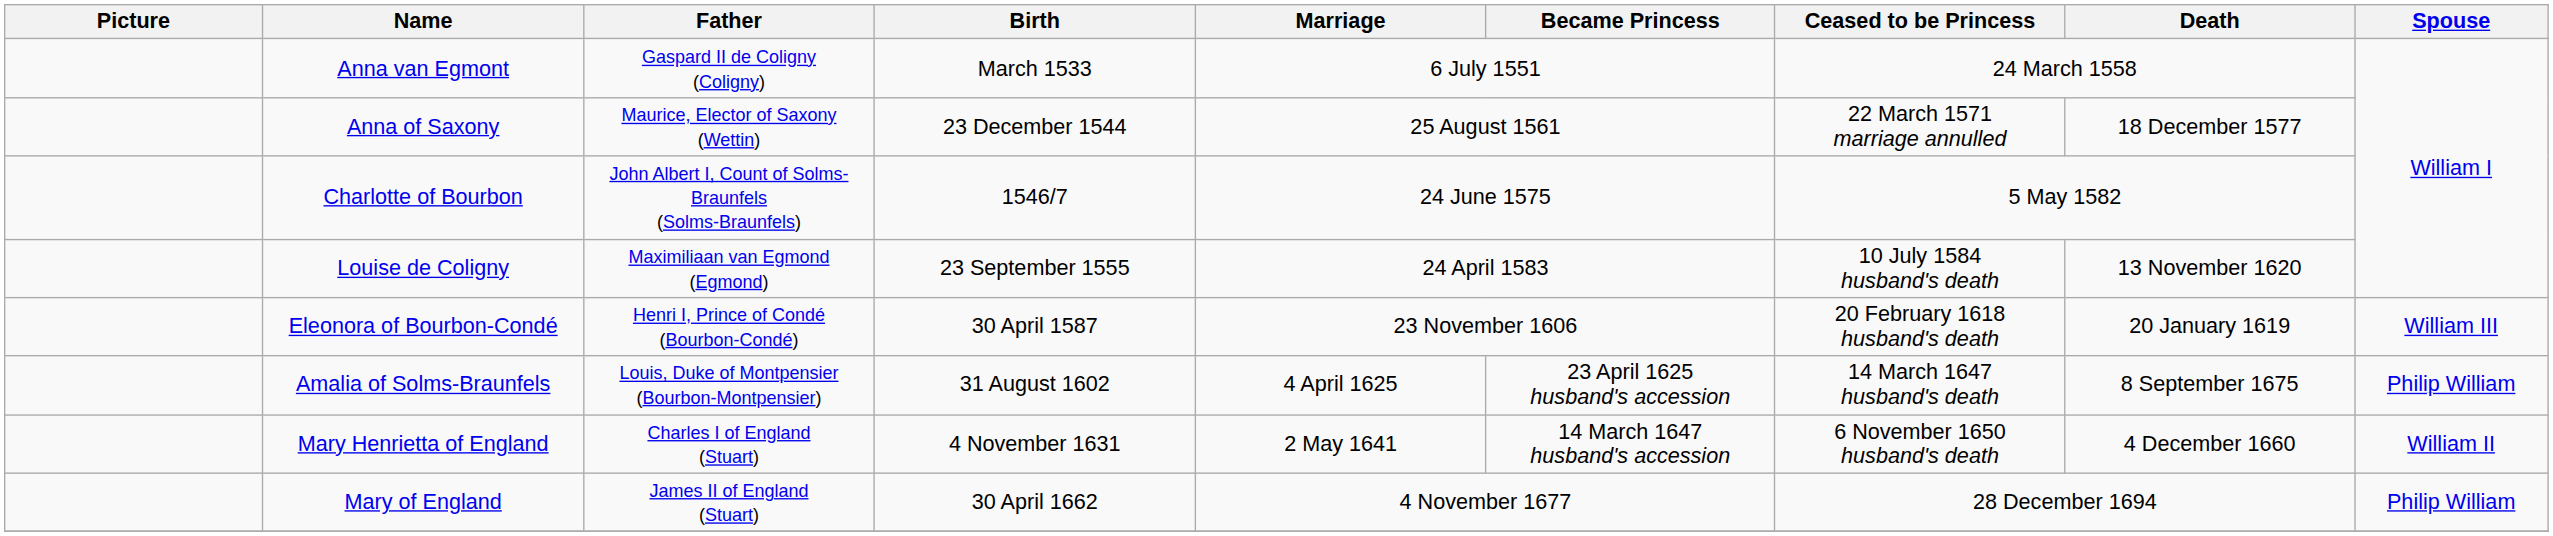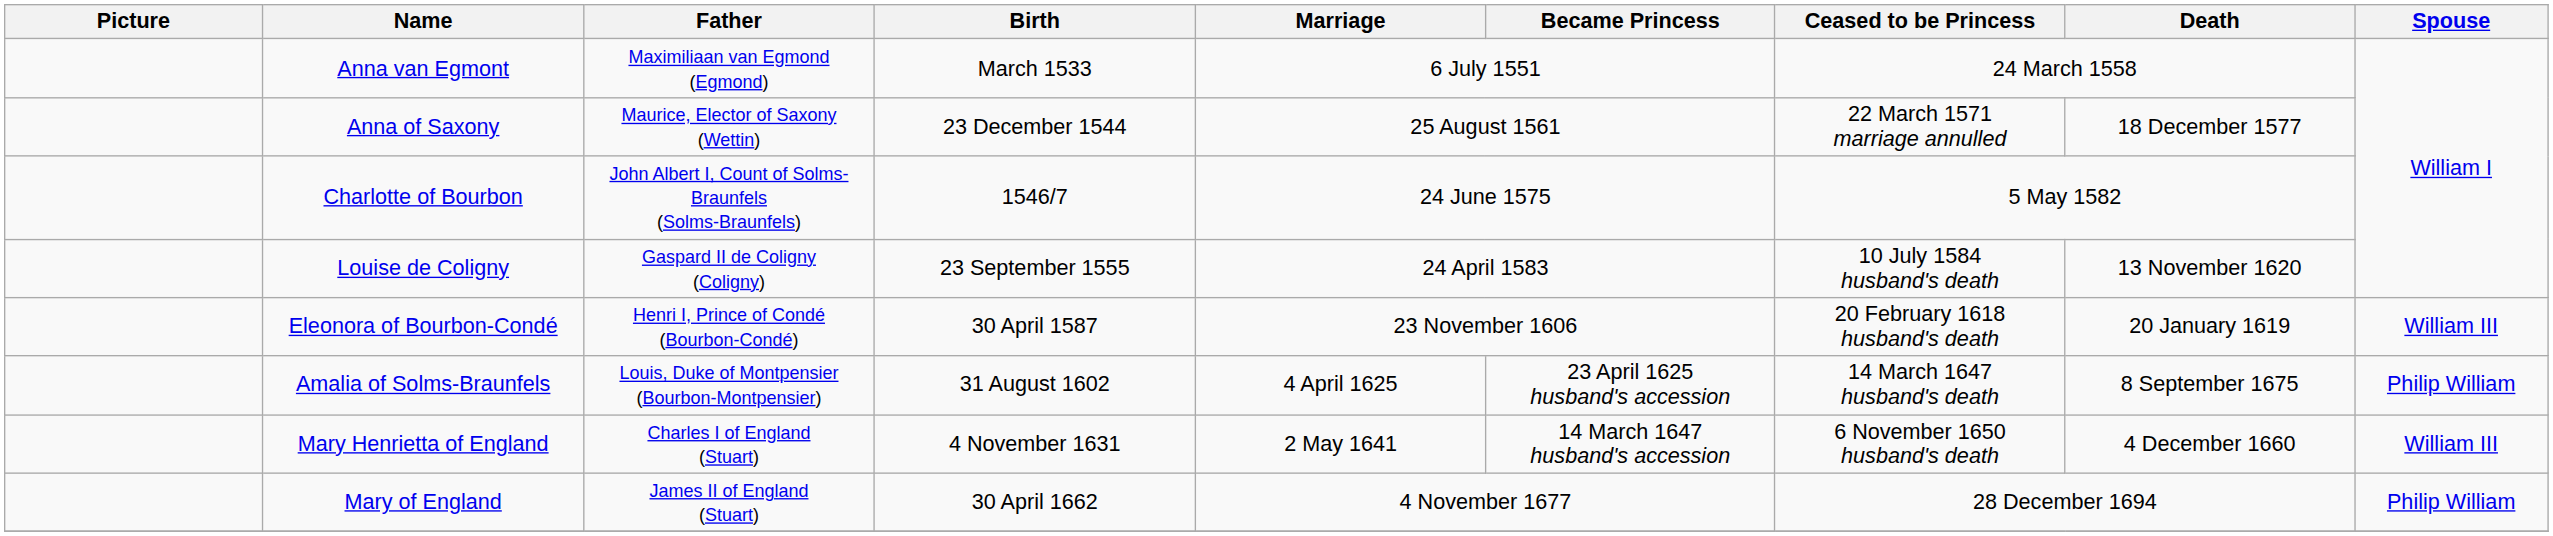(729, 69) Gaspard II de Coligny (Coligny) -> (729, 69) Maximiliaan van Egmond (Egmond)
(729, 269) Maximiliaan van Egmond (Egmond) -> (729, 269) Gaspard II de Coligny (Coligny)
(2451, 443) William II -> (2451, 443) William III
